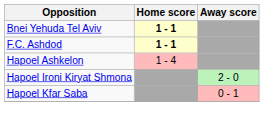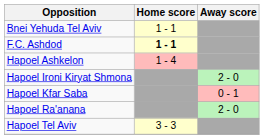(166, 28) bold -> (166, 28) normal
+ row: (46, 110)
+ row: (41, 126)
